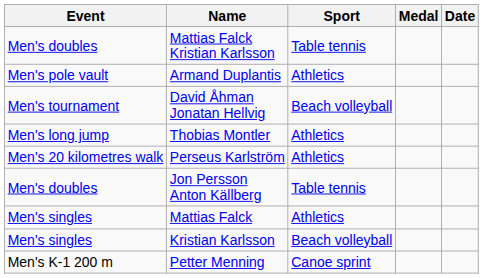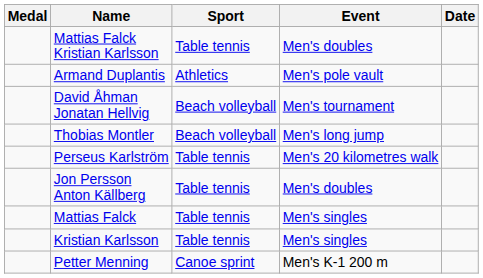columns swapped: (419, 16) <-> (86, 16)
(318, 136) Athletics -> (226, 136) Beach volleyball
(318, 158) Athletics -> (213, 158) Table tennis
(318, 218) Athletics -> (213, 218) Table tennis
(342, 240) Beach volleyball -> (213, 240) Table tennis
